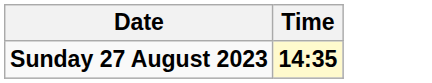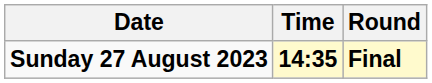+ column: (384, 22)
